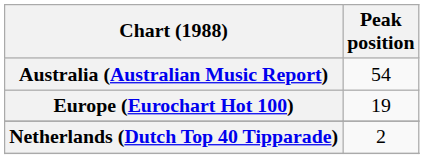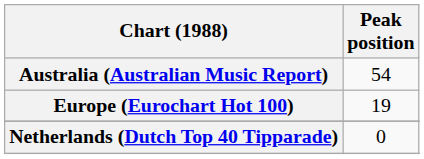(381, 136) 2 -> (381, 136) 0
